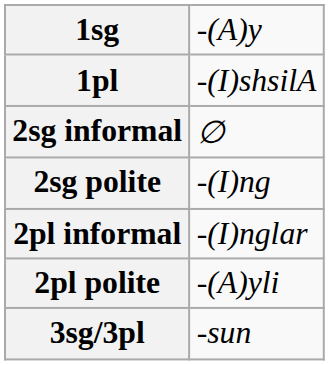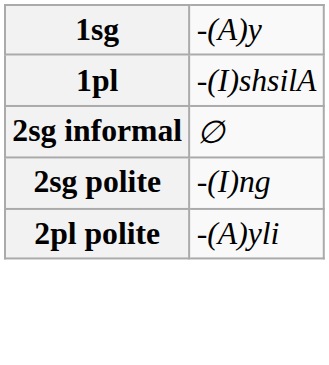- row: (97, 232)
- row: (97, 333)
